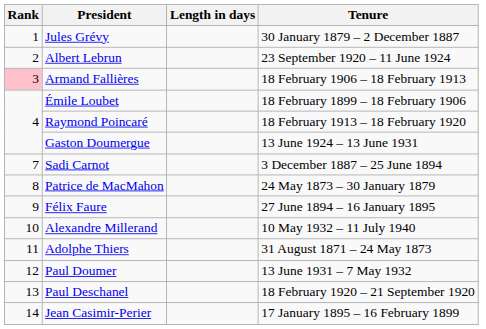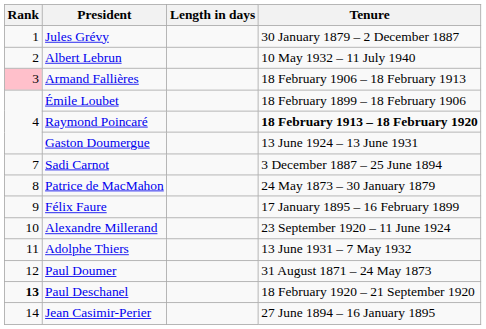(356, 57) 23 September 1920 – 11 June 1924 -> (338, 57) 10 May 1932 – 11 July 1940
(364, 121) normal -> (370, 121) bold
(348, 206) 27 June 1894 – 16 January 1895 -> (360, 206) 17 January 1895 – 16 February 1899
(338, 228) 10 May 1932 – 11 July 1940 -> (356, 228) 23 September 1920 – 11 June 1924
(346, 249) 31 August 1871 – 24 May 1873 -> (336, 249) 13 June 1931 – 7 May 1932
(336, 270) 13 June 1931 – 7 May 1932 -> (346, 270) 31 August 1871 – 24 May 1873
(32, 292) normal -> (32, 292) bold
(360, 313) 17 January 1895 – 16 February 1899 -> (348, 313) 27 June 1894 – 16 January 1895
